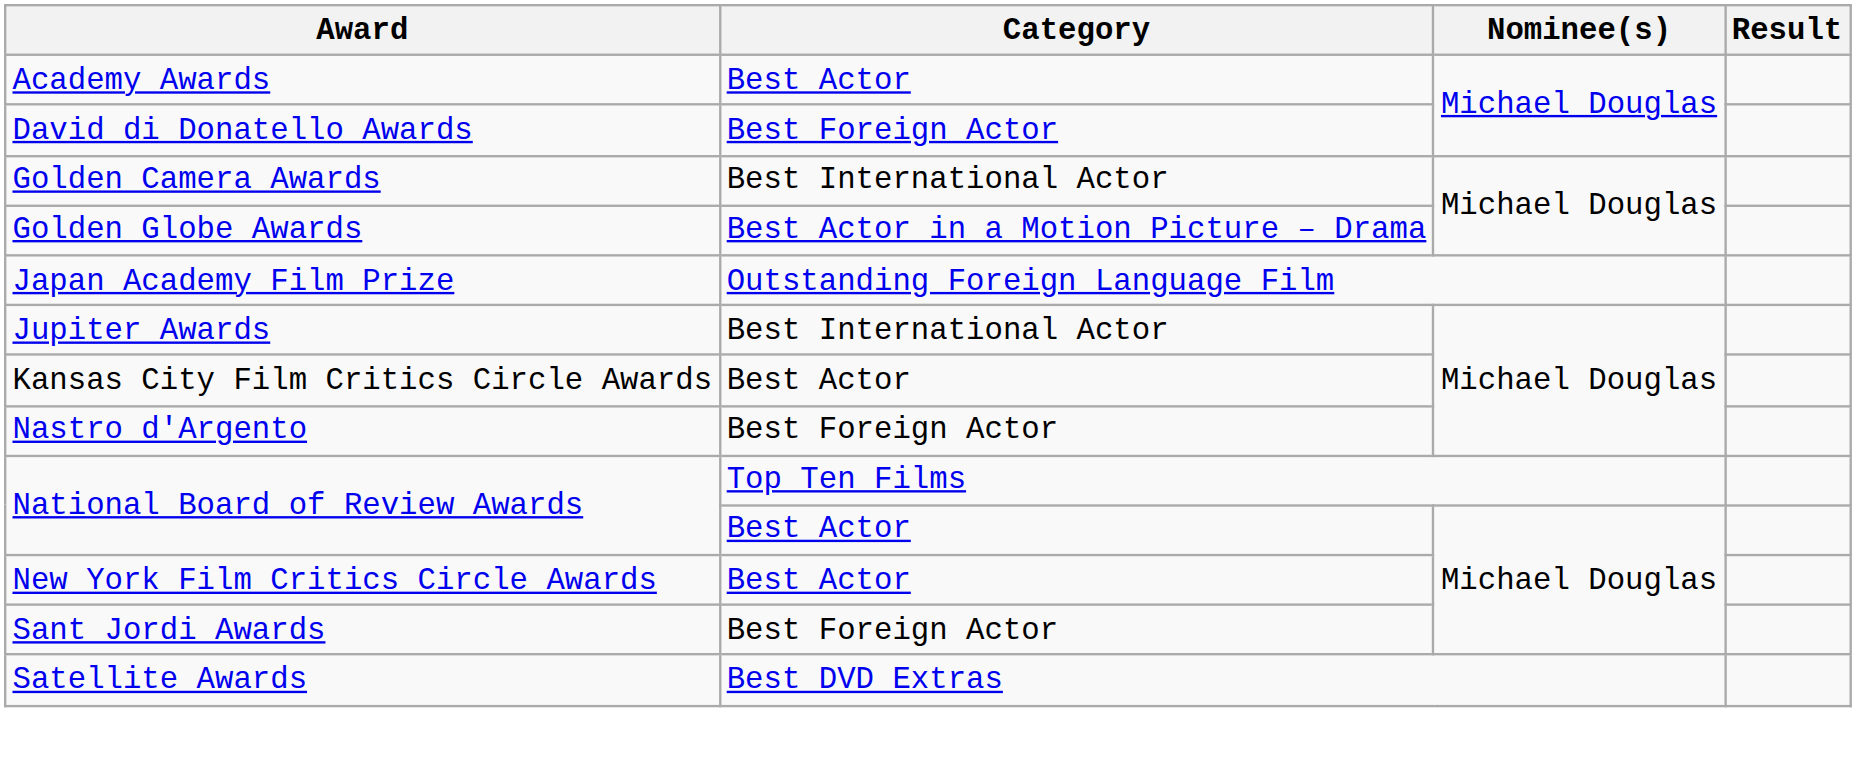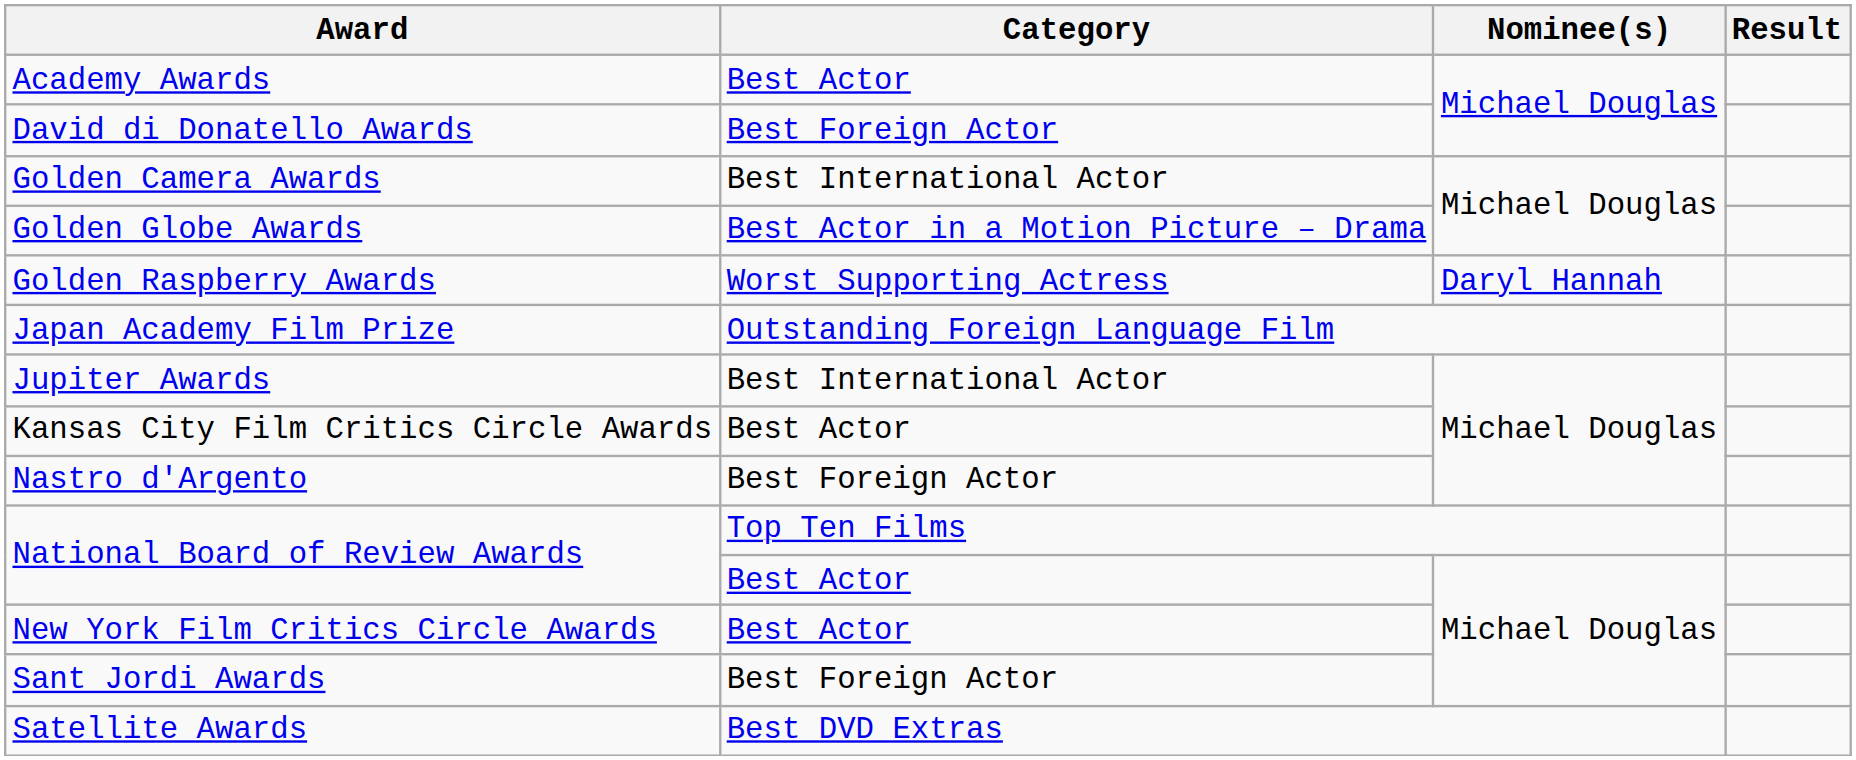+ row: (224, 280)
